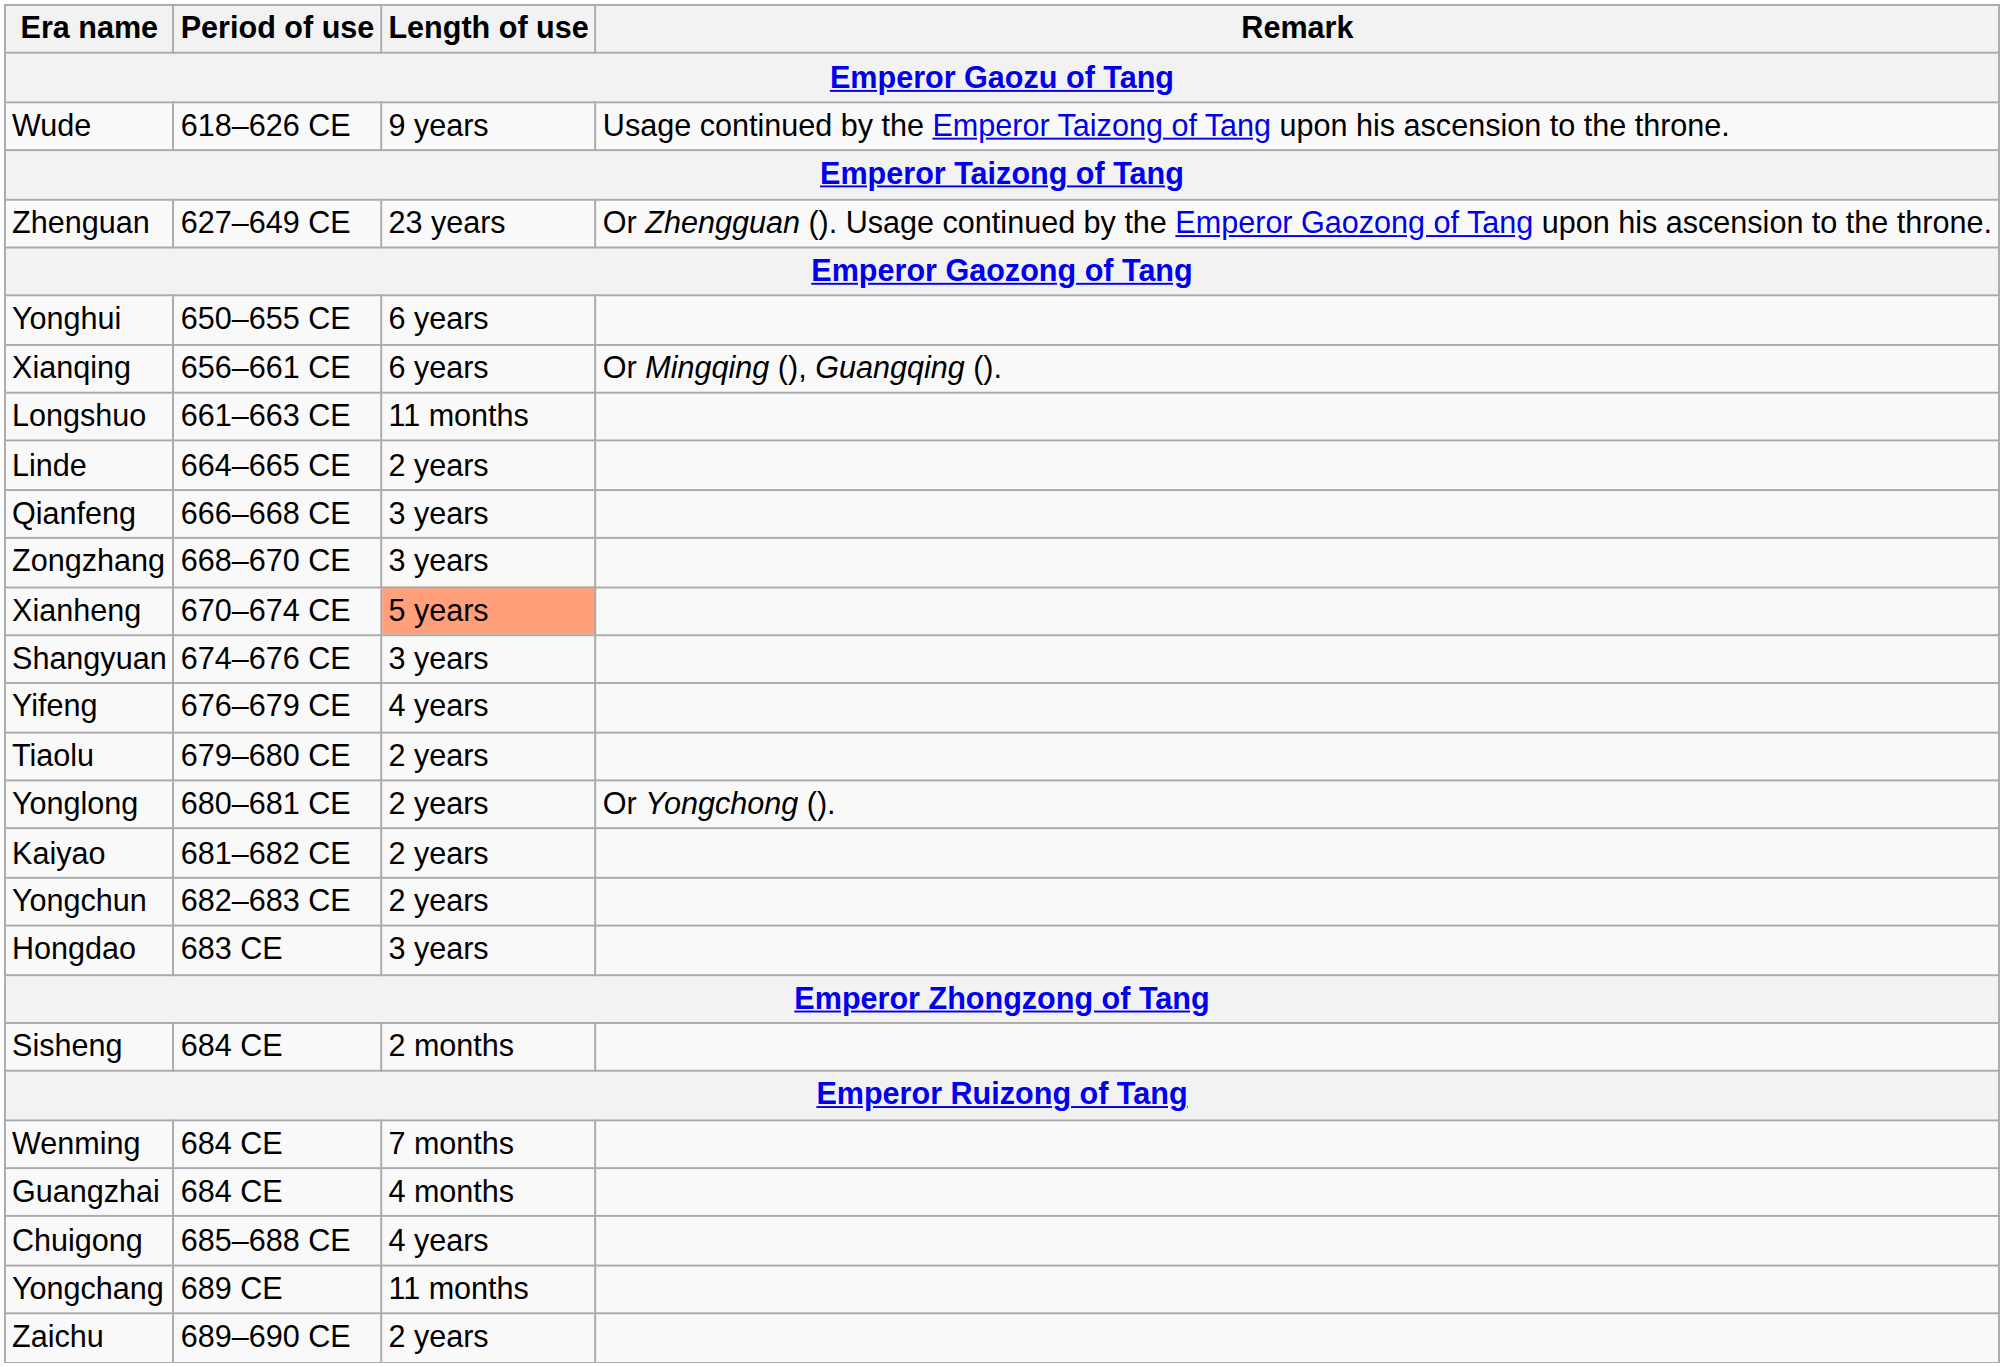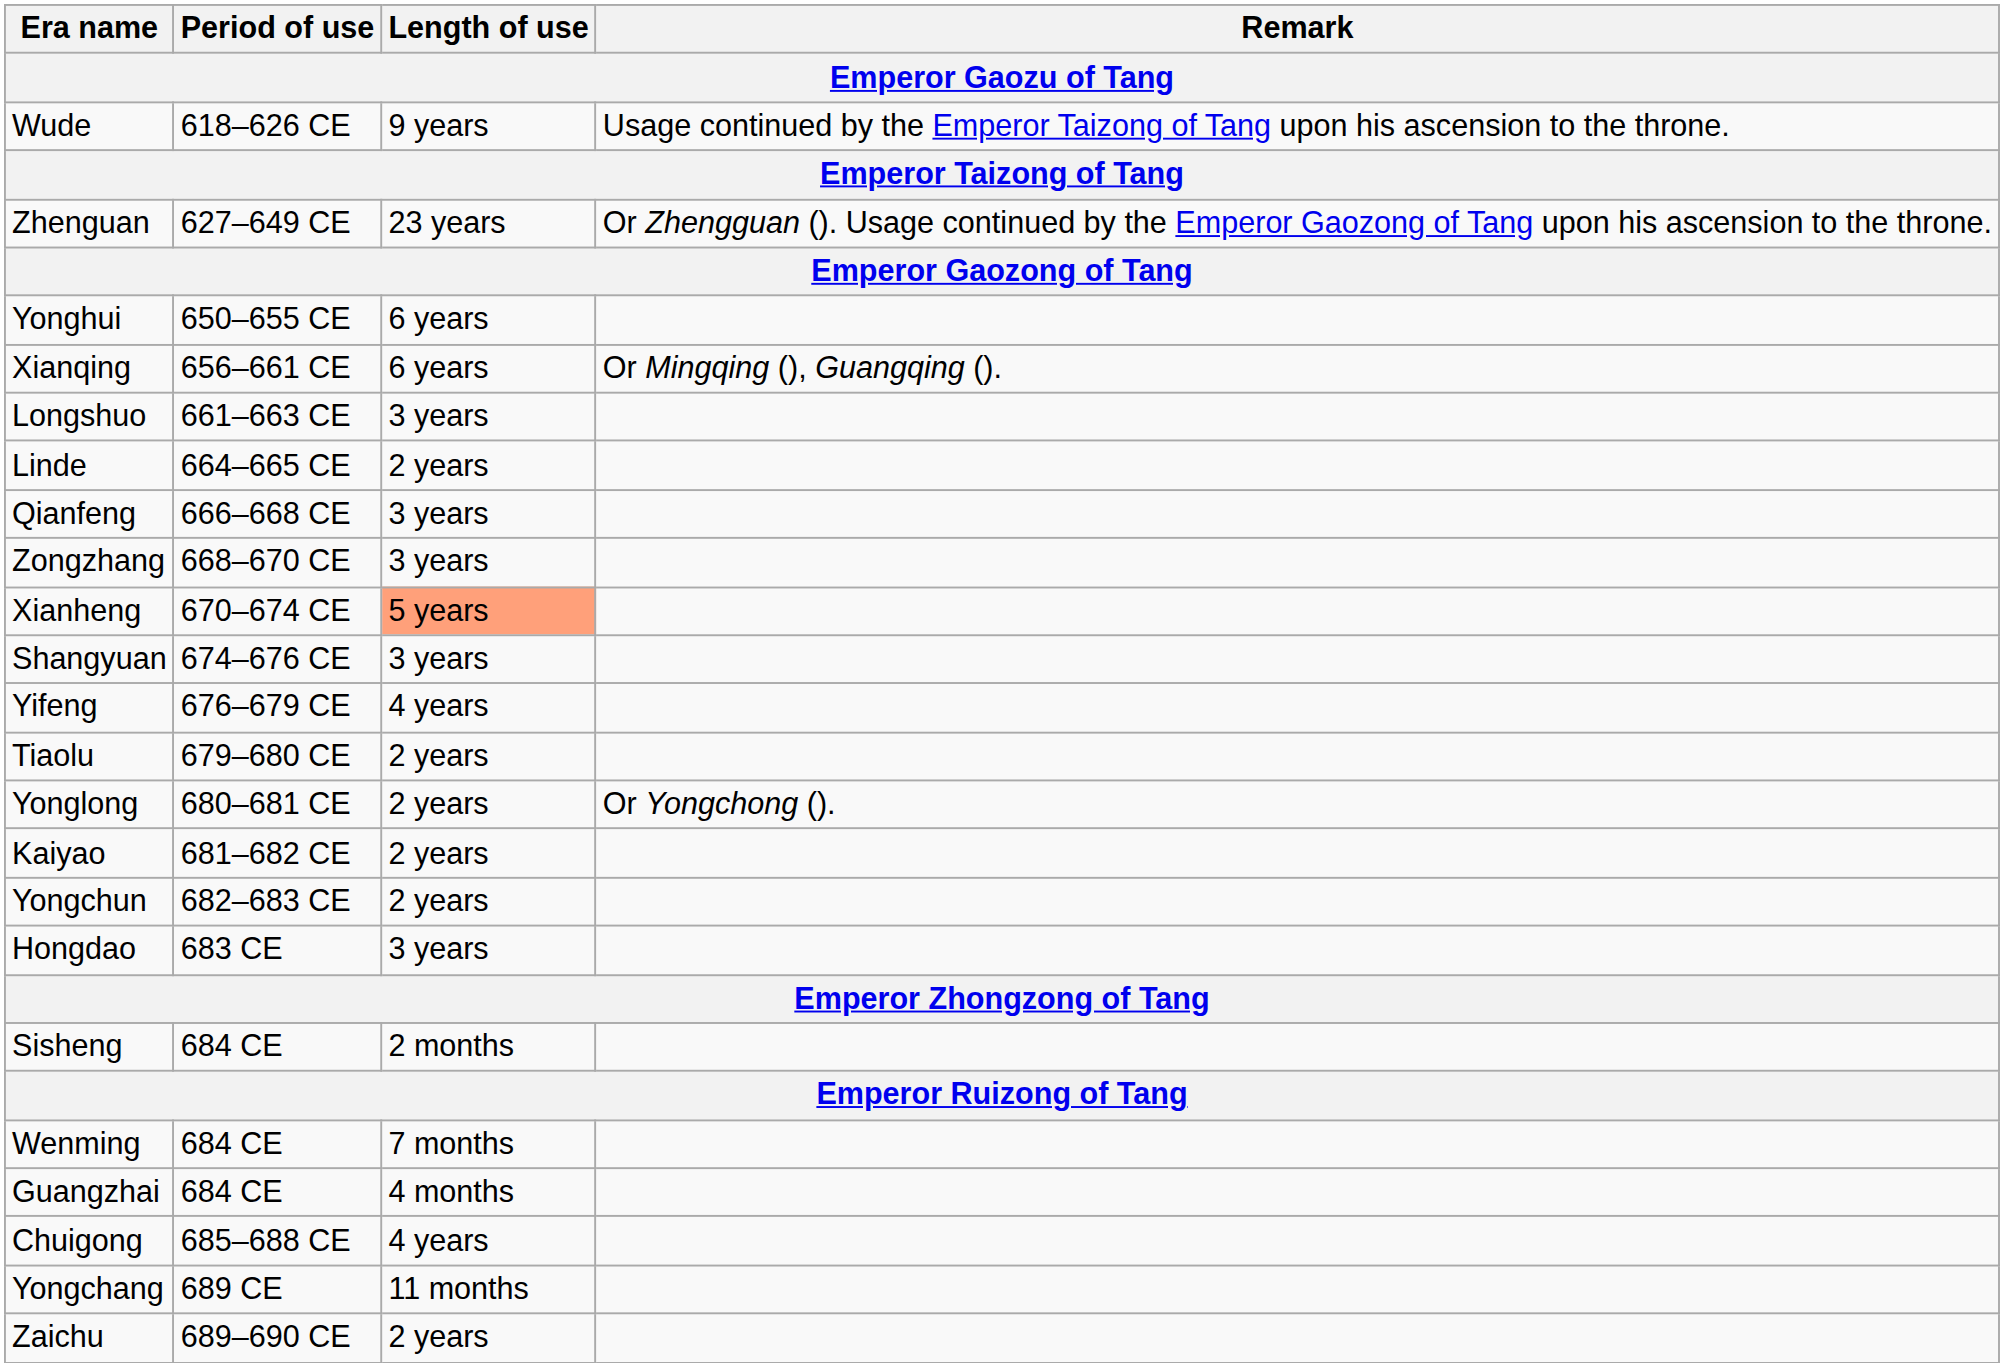(459, 416) 11 months -> (439, 416) 3 years
